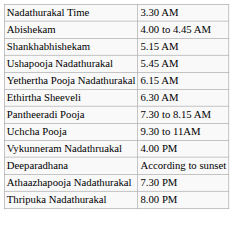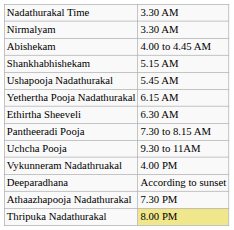+ row: (31, 30)
(159, 200) no background -> (159, 217) khaki background
